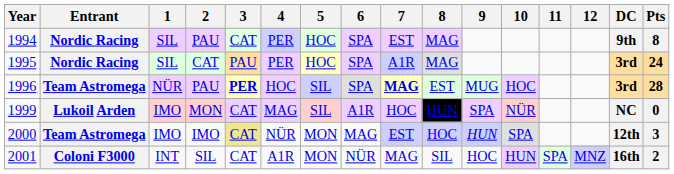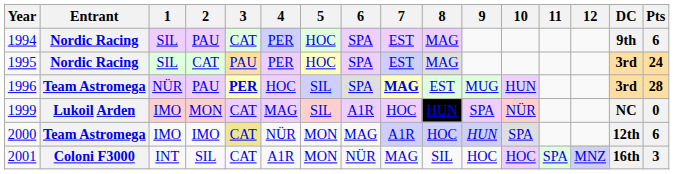(656, 40) 8 -> (656, 40) 6
(401, 63) A1R -> (401, 63) EST
(521, 87) HOC -> (521, 87) HUN
(401, 134) EST -> (401, 134) A1R
(656, 134) 3 -> (656, 134) 6
(521, 157) HUN -> (521, 157) HOC
(656, 157) 2 -> (656, 157) 3
